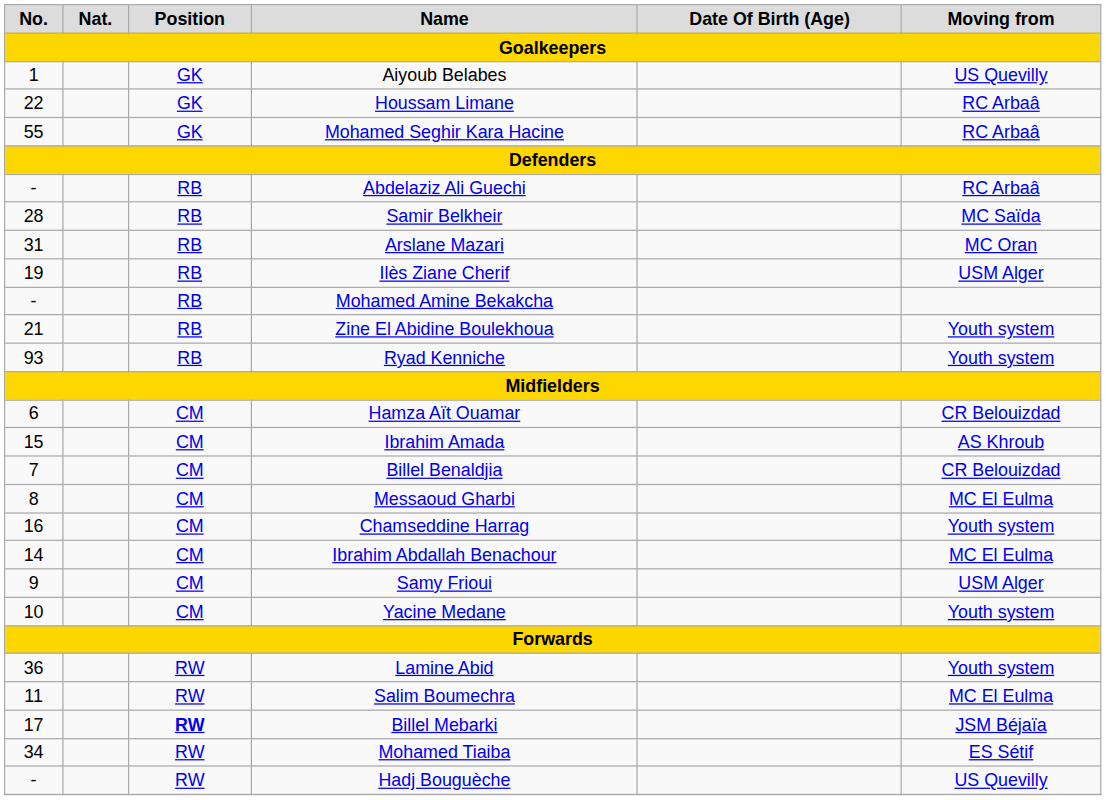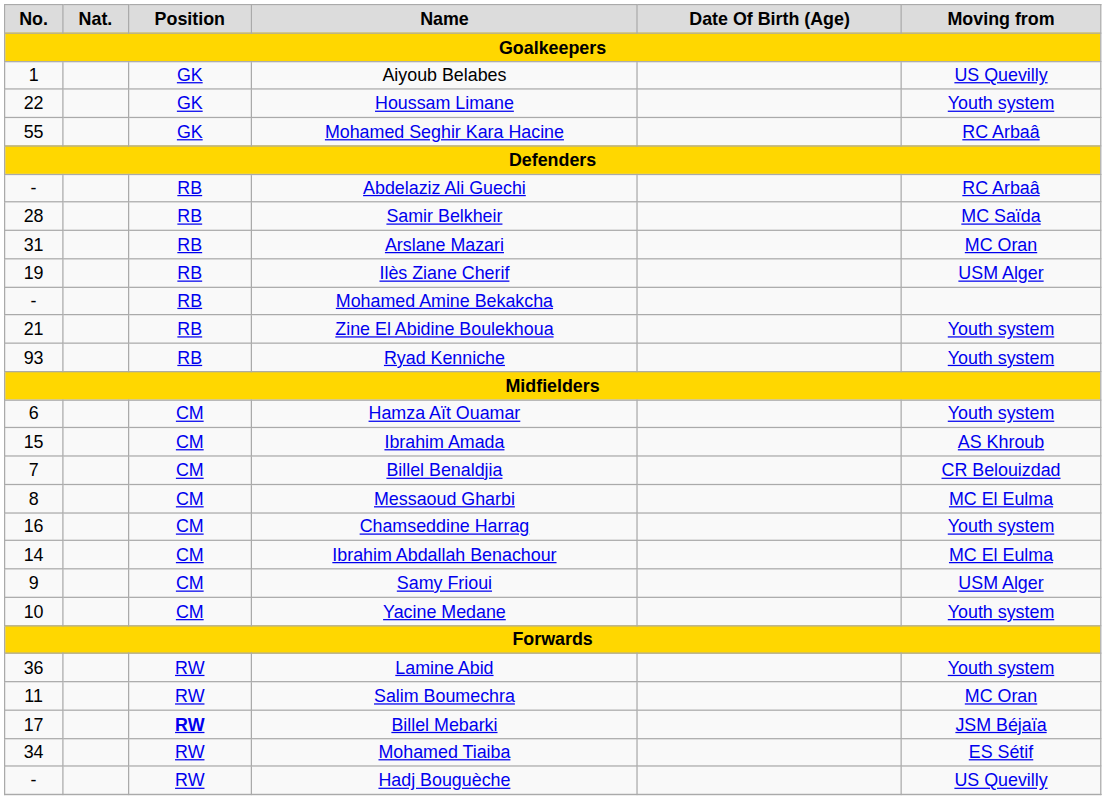(1001, 104) RC Arbaâ -> (1001, 104) Youth system
(1001, 414) CR Belouizdad -> (1001, 414) Youth system
(1001, 696) MC El Eulma -> (1001, 696) MC Oran
